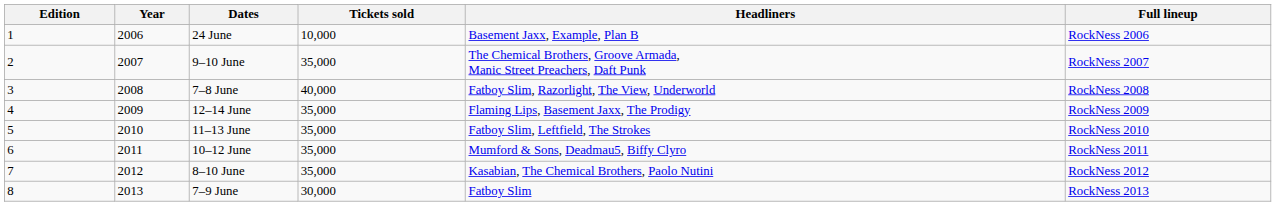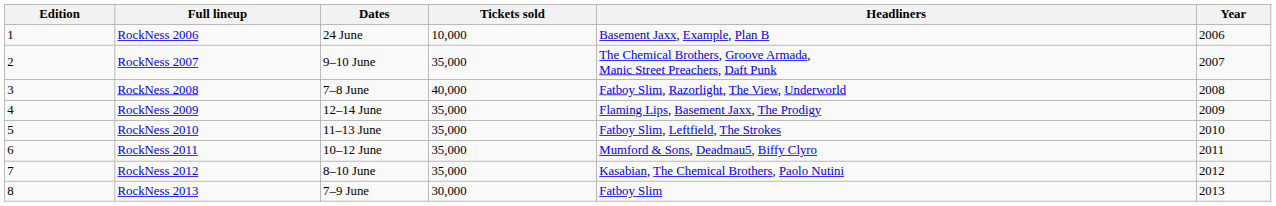columns swapped: (152, 14) <-> (1168, 14)
